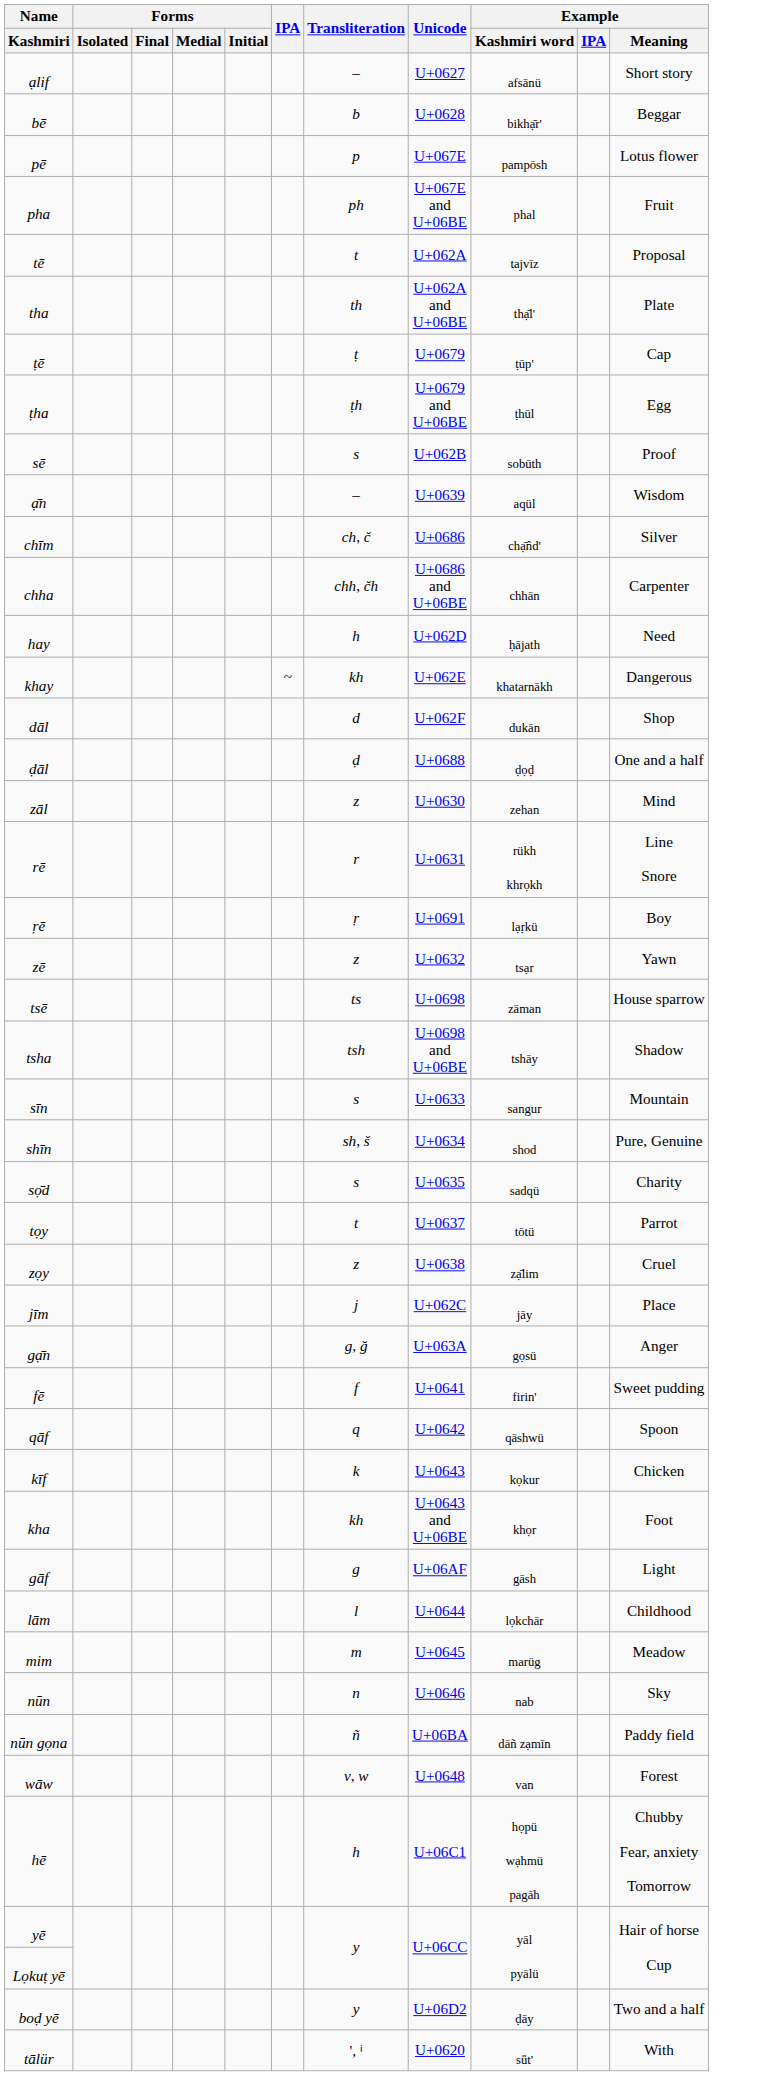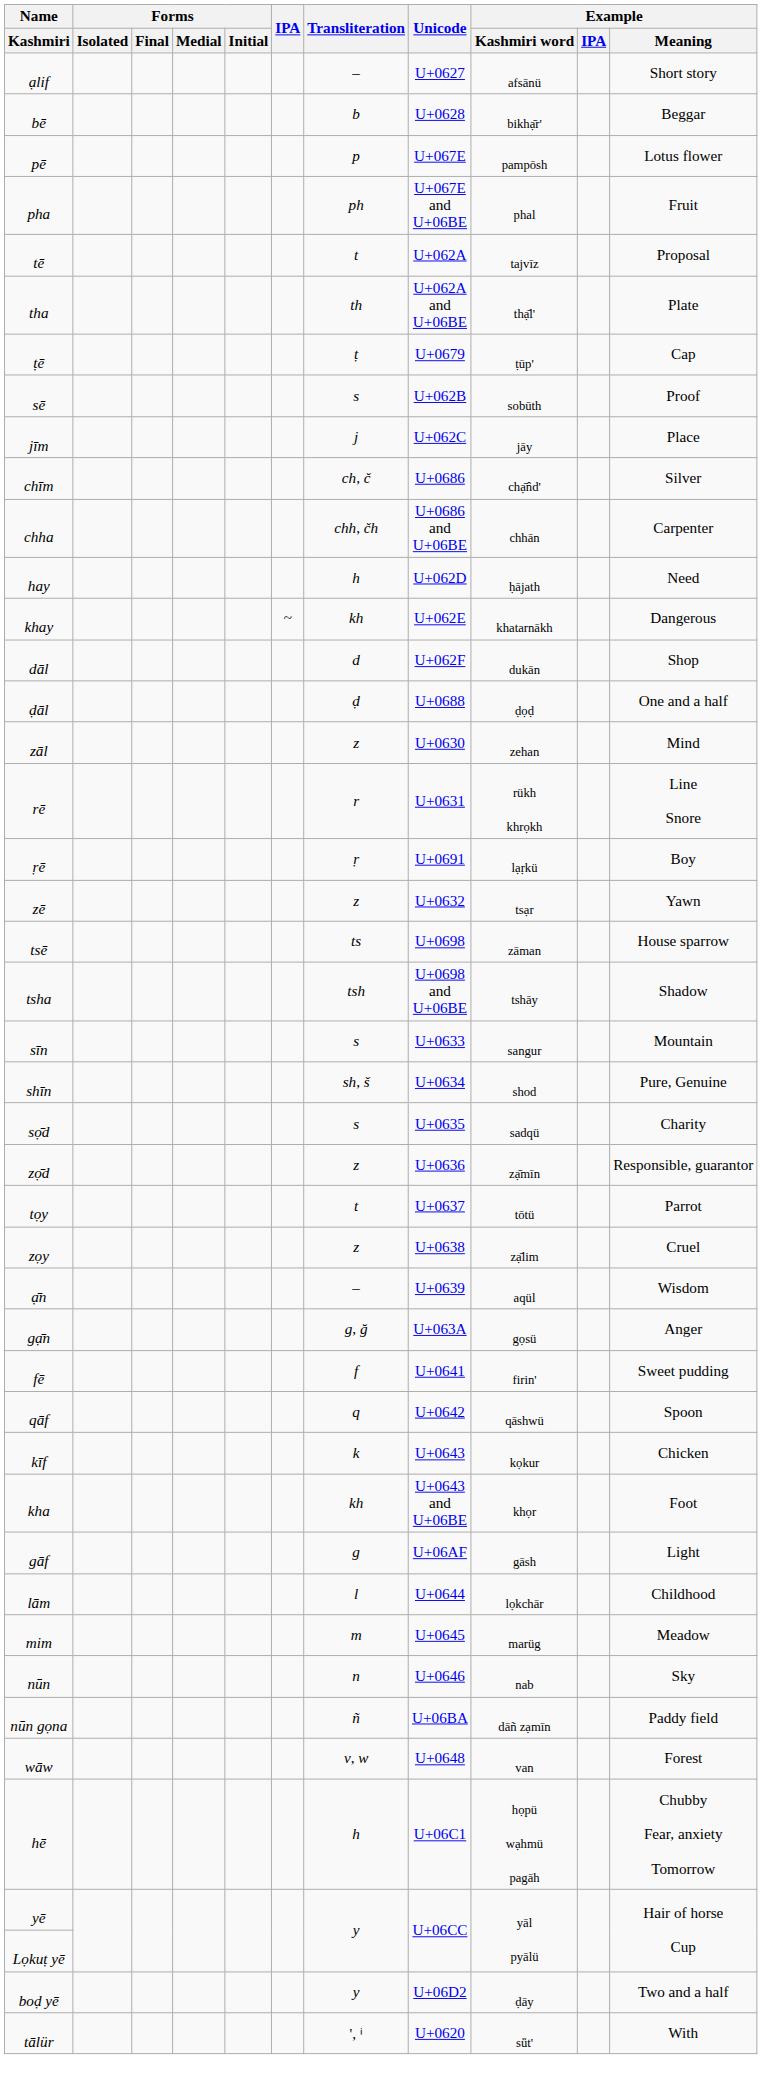- row: (39, 413)
rows swapped: (39, 1314) <-> (39, 504)
+ row: (39, 1173)
